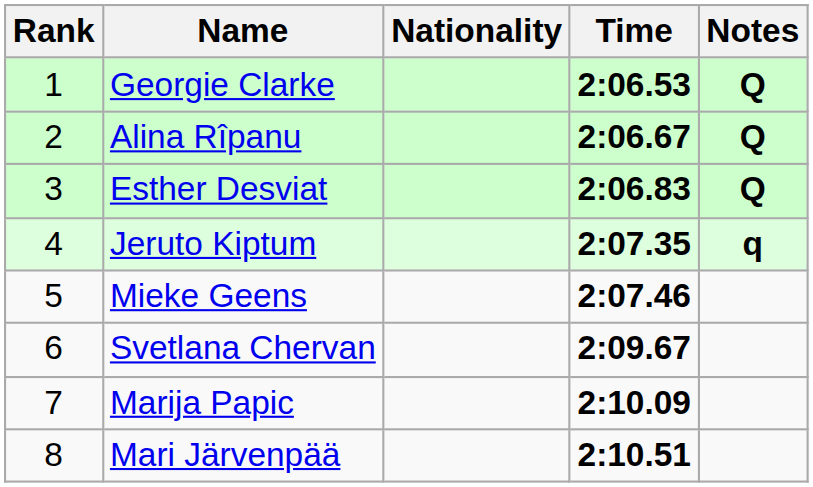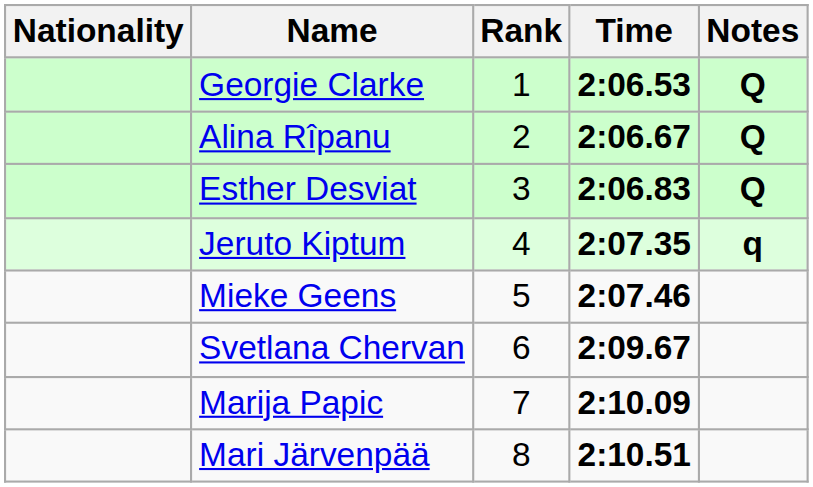columns swapped: (54, 31) <-> (477, 31)
